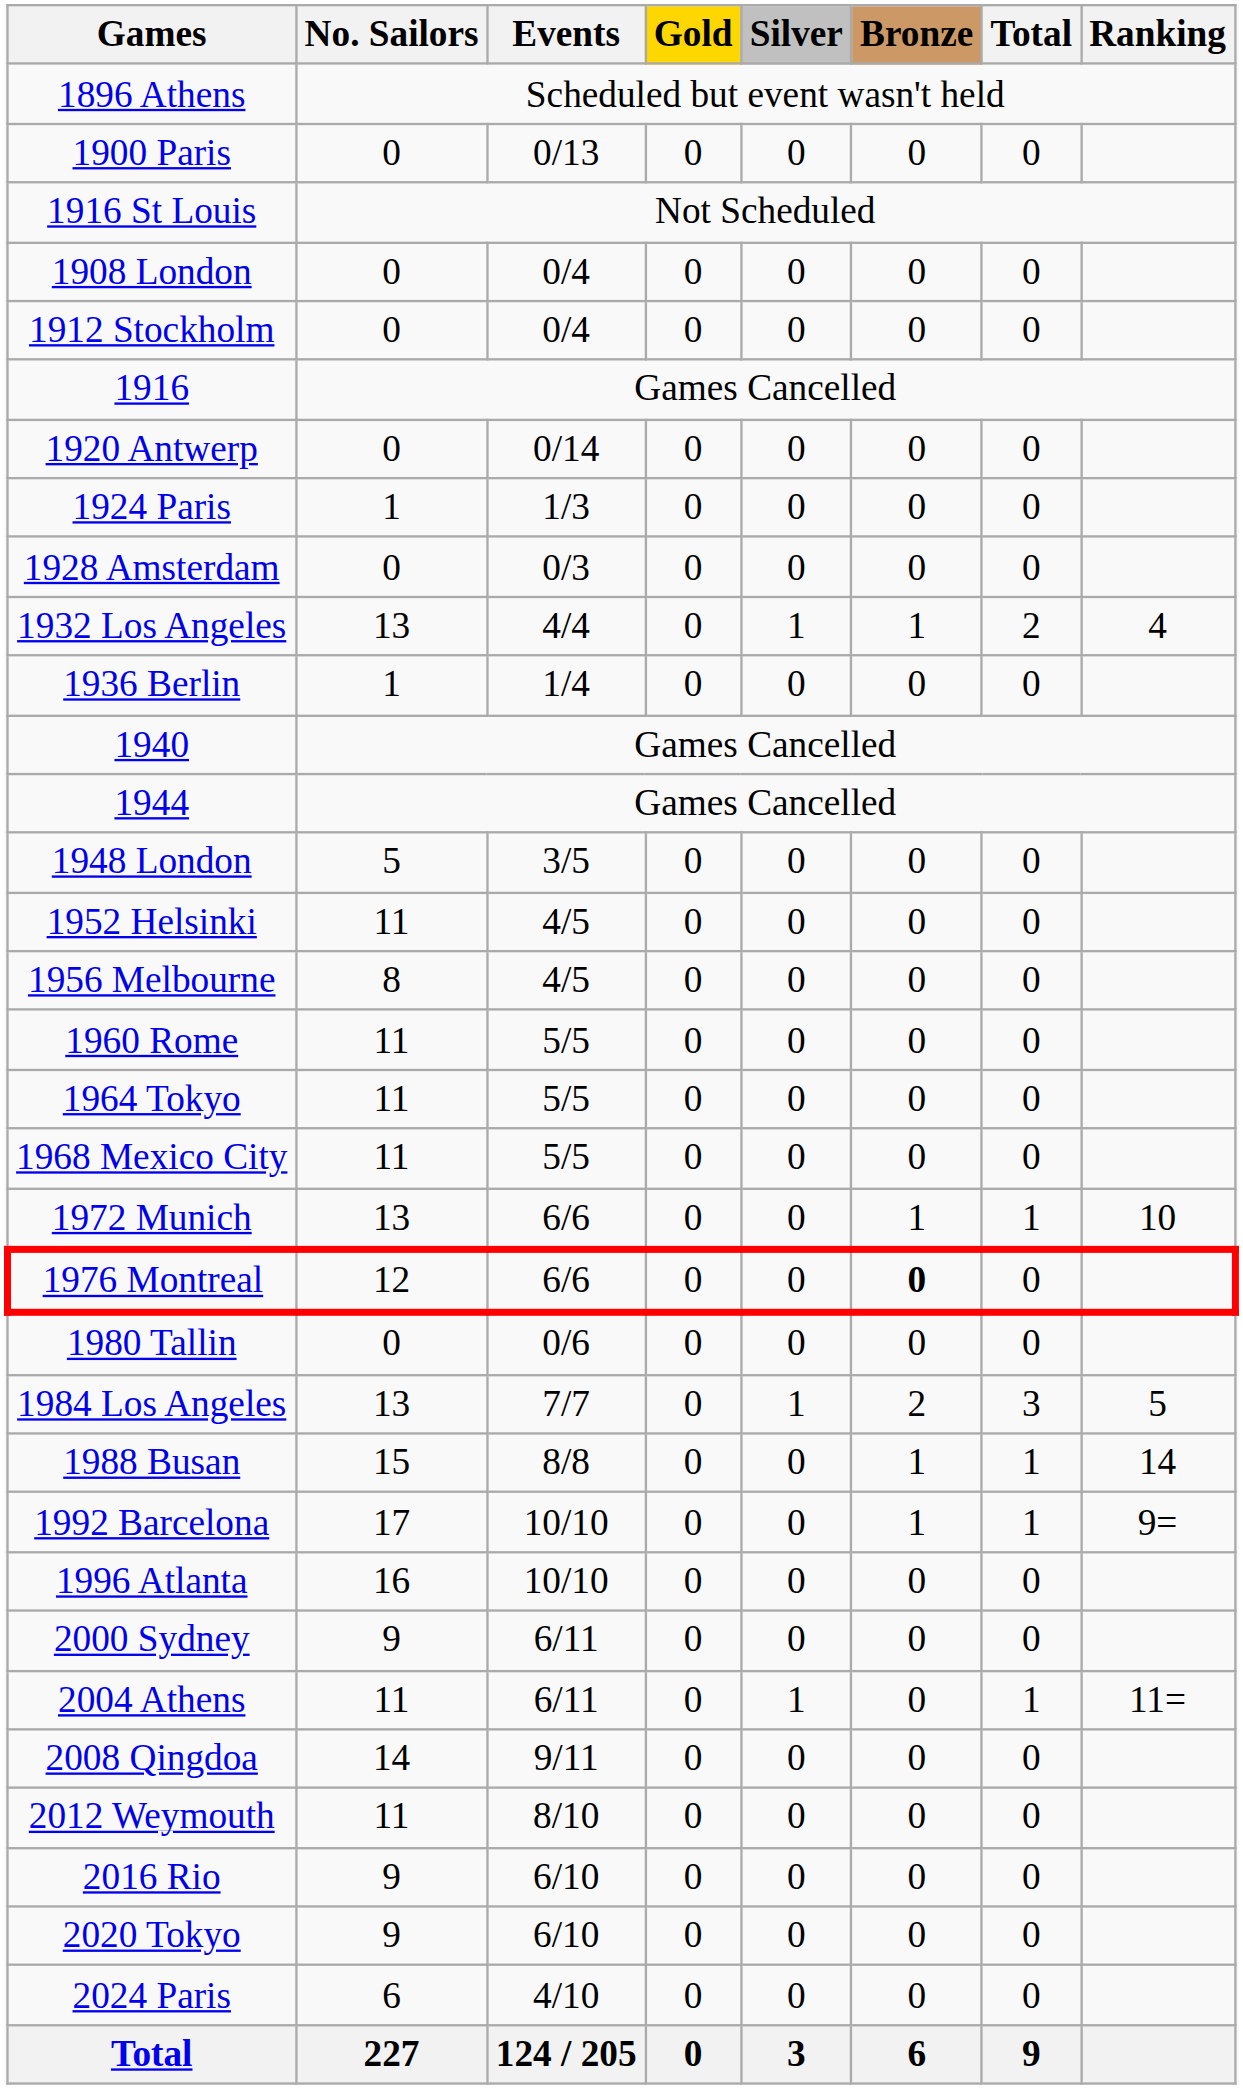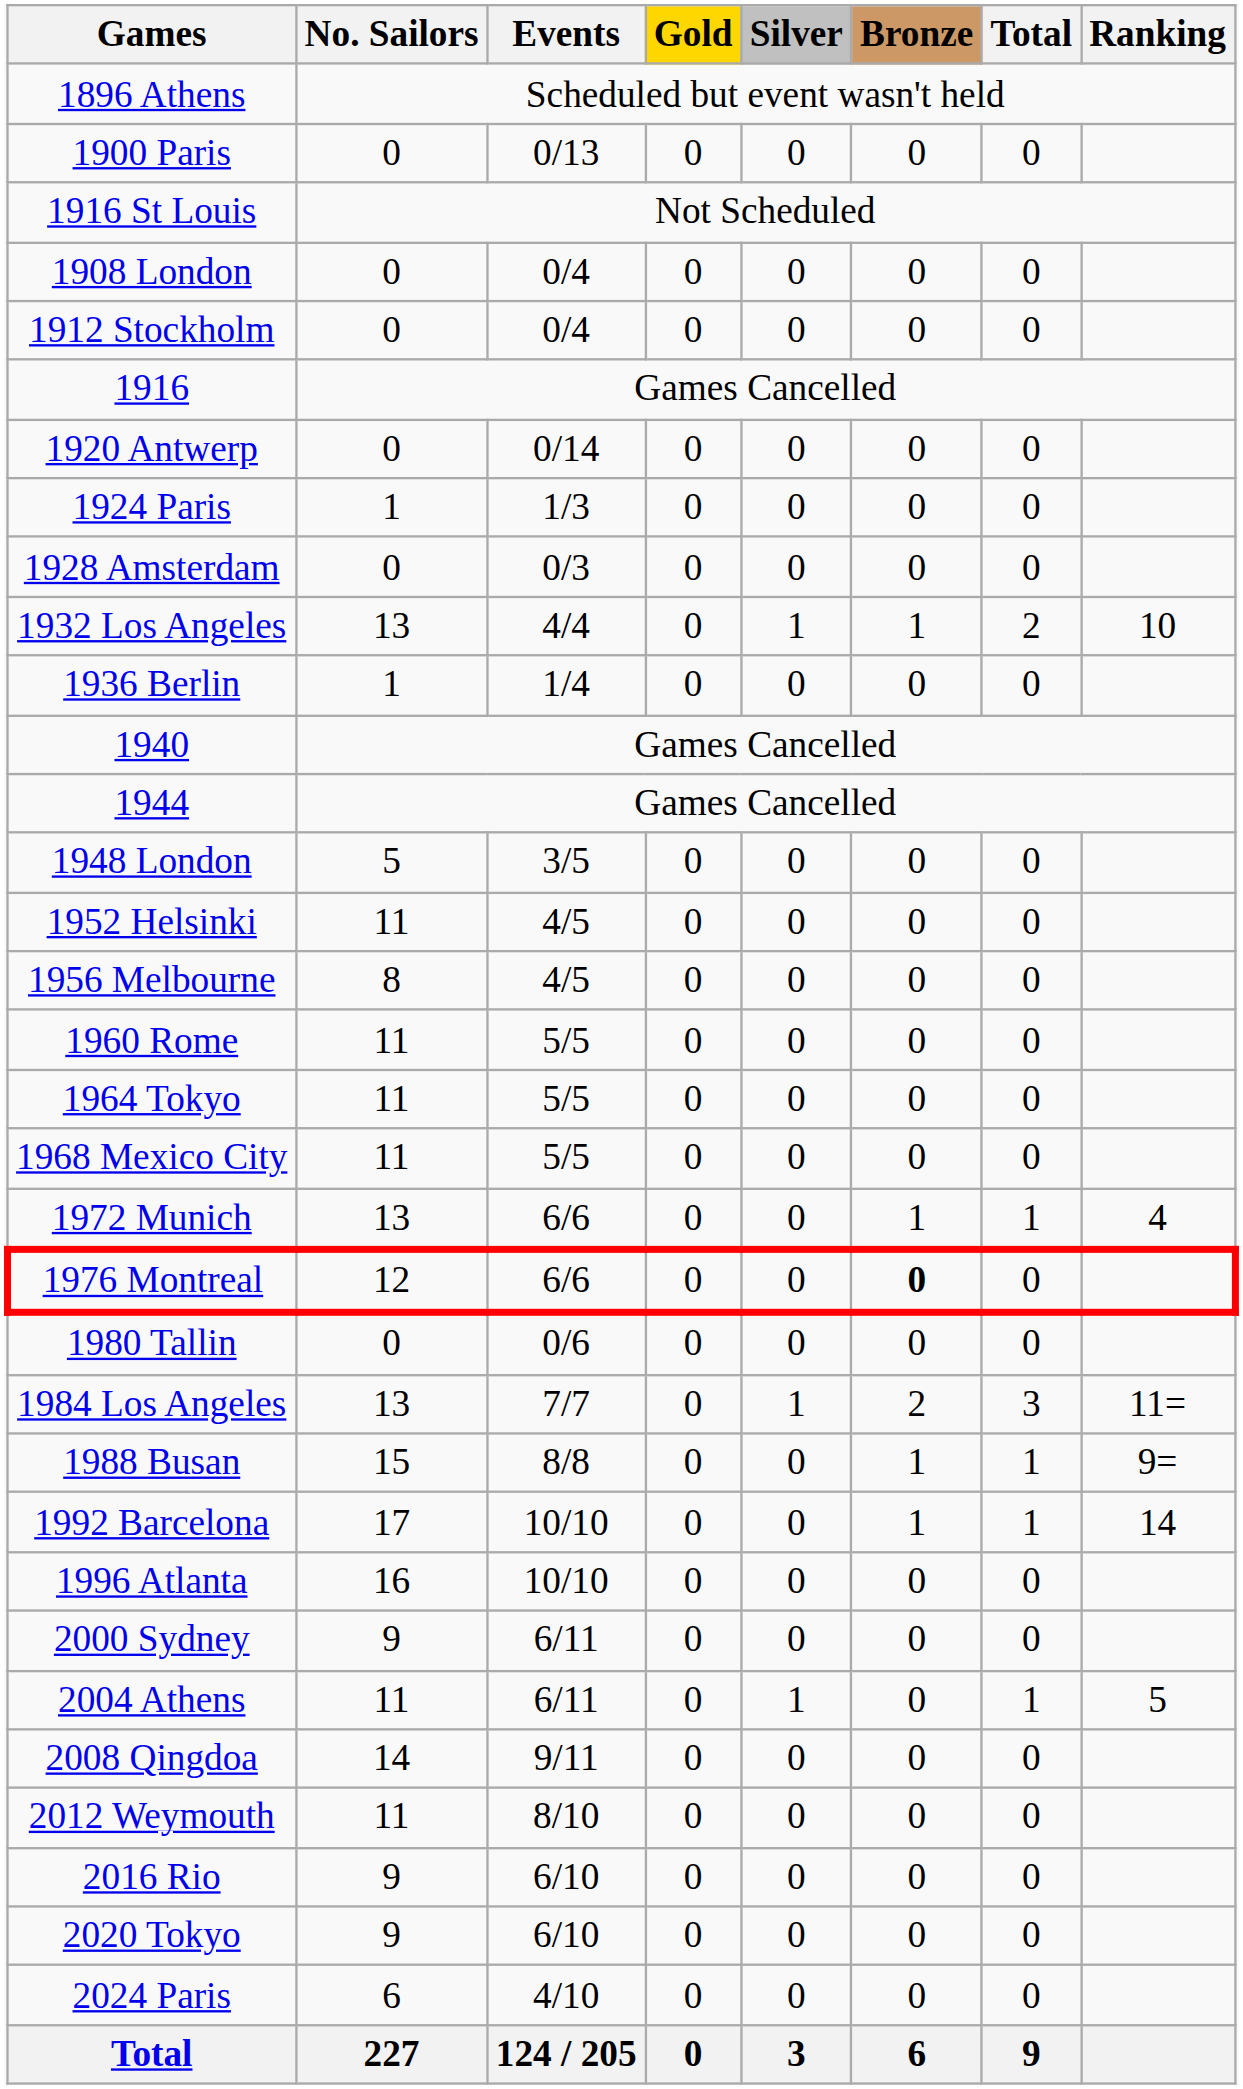(1158, 625) 4 -> (1158, 625) 10
(1158, 1216) 10 -> (1158, 1216) 4
(1158, 1403) 5 -> (1158, 1403) 11=
(1158, 1462) 14 -> (1158, 1462) 9=
(1158, 1521) 9= -> (1158, 1521) 14
(1158, 1698) 11= -> (1158, 1698) 5
